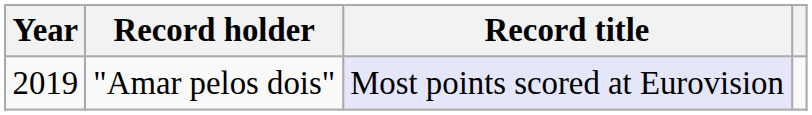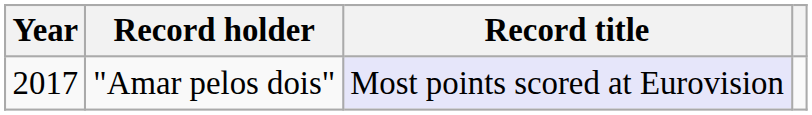(45, 82) 2019 -> (45, 82) 2017
